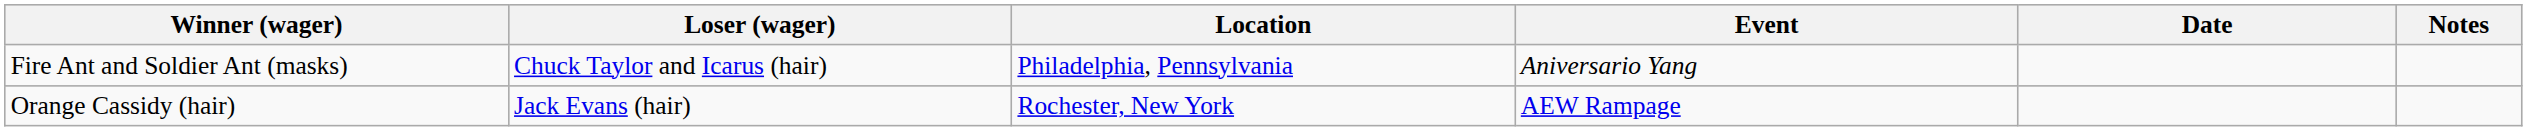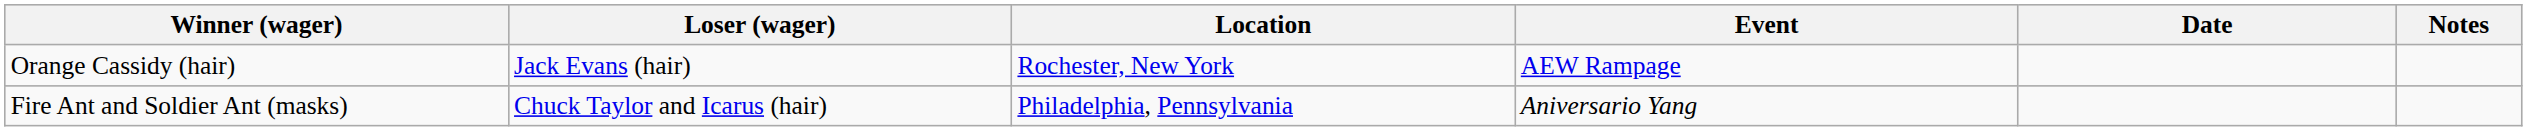rows swapped: (179, 65) <-> (123, 105)
